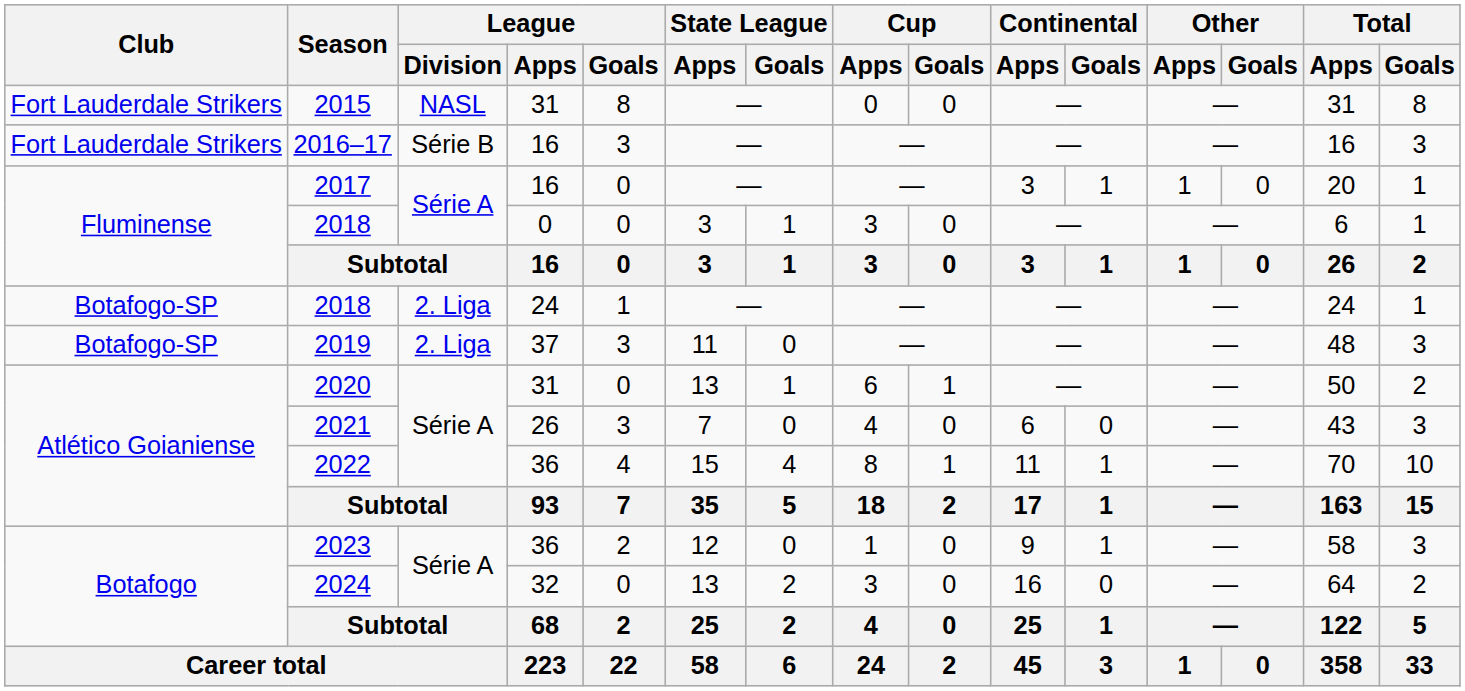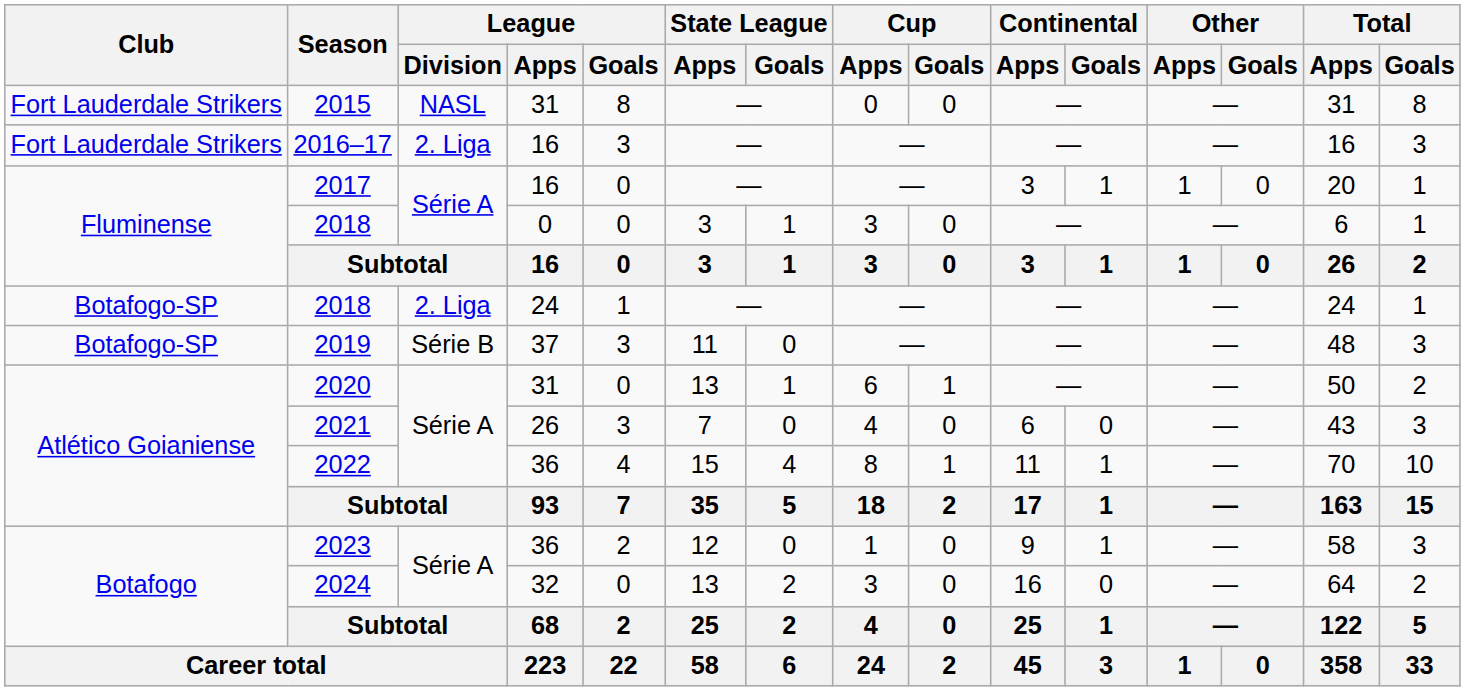(453, 144) Série B -> (453, 144) 2. Liga
(453, 345) 2. Liga -> (453, 345) Série B
